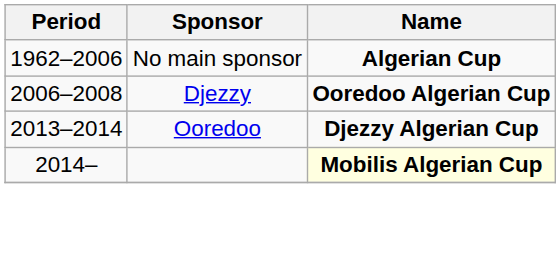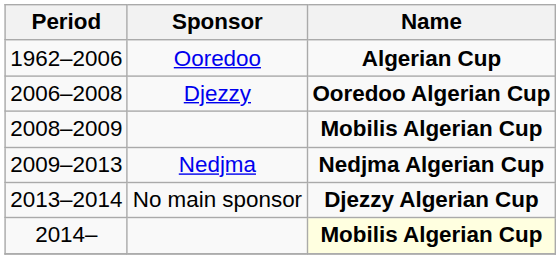(217, 57) No main sponsor -> (217, 57) Ooredoo
+ row: (66, 128)
+ row: (66, 164)
(217, 128) Ooredoo -> (217, 199) No main sponsor
